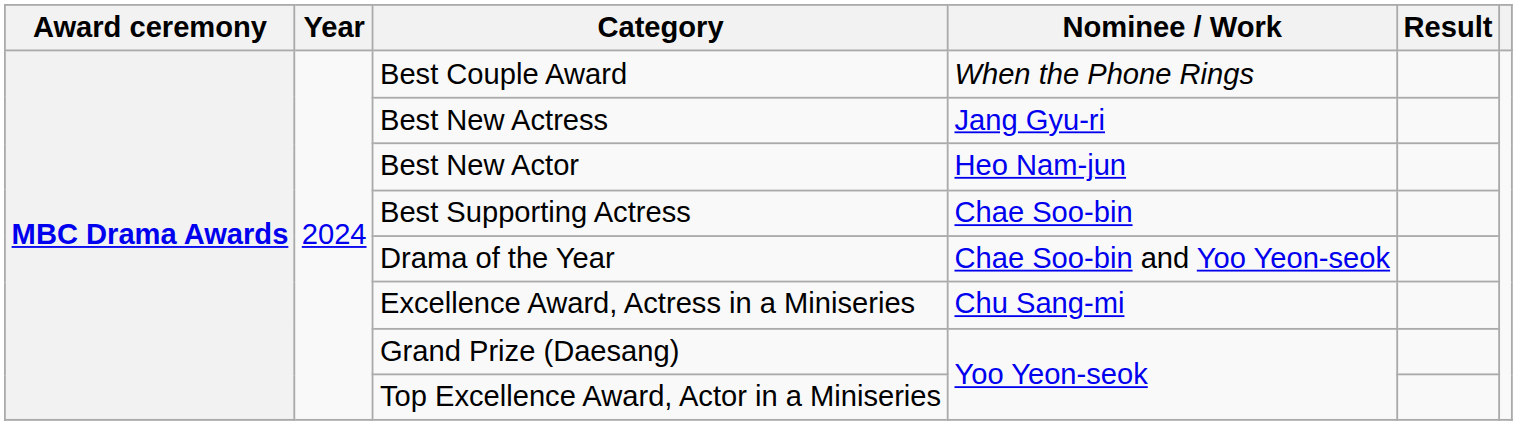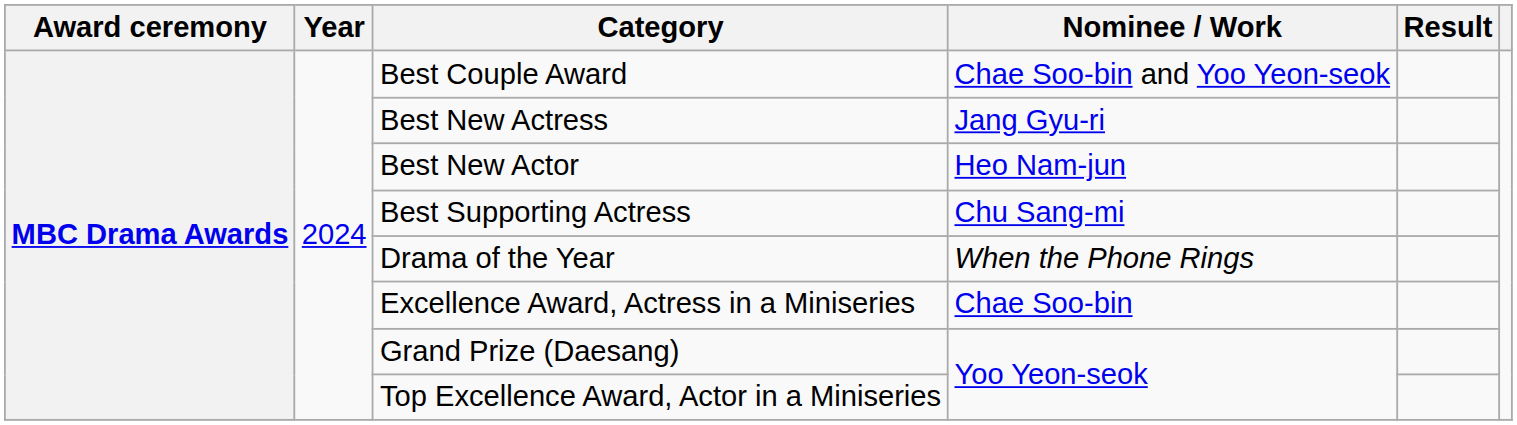(1104, 73) When the Phone Rings -> (1172, 73) Chae Soo-bin and Yoo Yeon-seok
(1044, 212) Chae Soo-bin -> (1039, 212) Chu Sang-mi
(1172, 258) Chae Soo-bin and Yoo Yeon-seok -> (1104, 258) When the Phone Rings
(1039, 304) Chu Sang-mi -> (1044, 304) Chae Soo-bin
